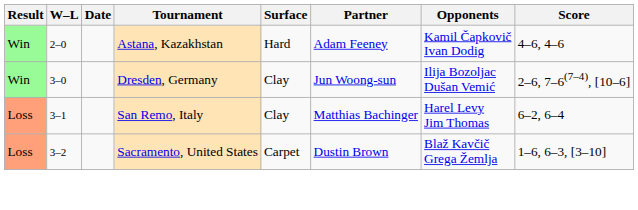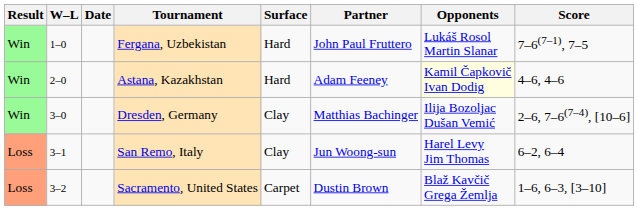+ row: (172, 43)
(468, 43) no background -> (468, 79) lightyellow background
(355, 79) Jun Woong-sun -> (366, 115) Matthias Bachinger
(366, 115) Matthias Bachinger -> (355, 151) Jun Woong-sun
